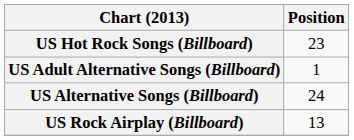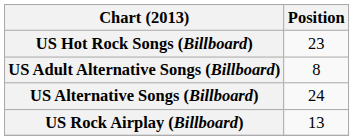(316, 69) 1 -> (316, 69) 8
